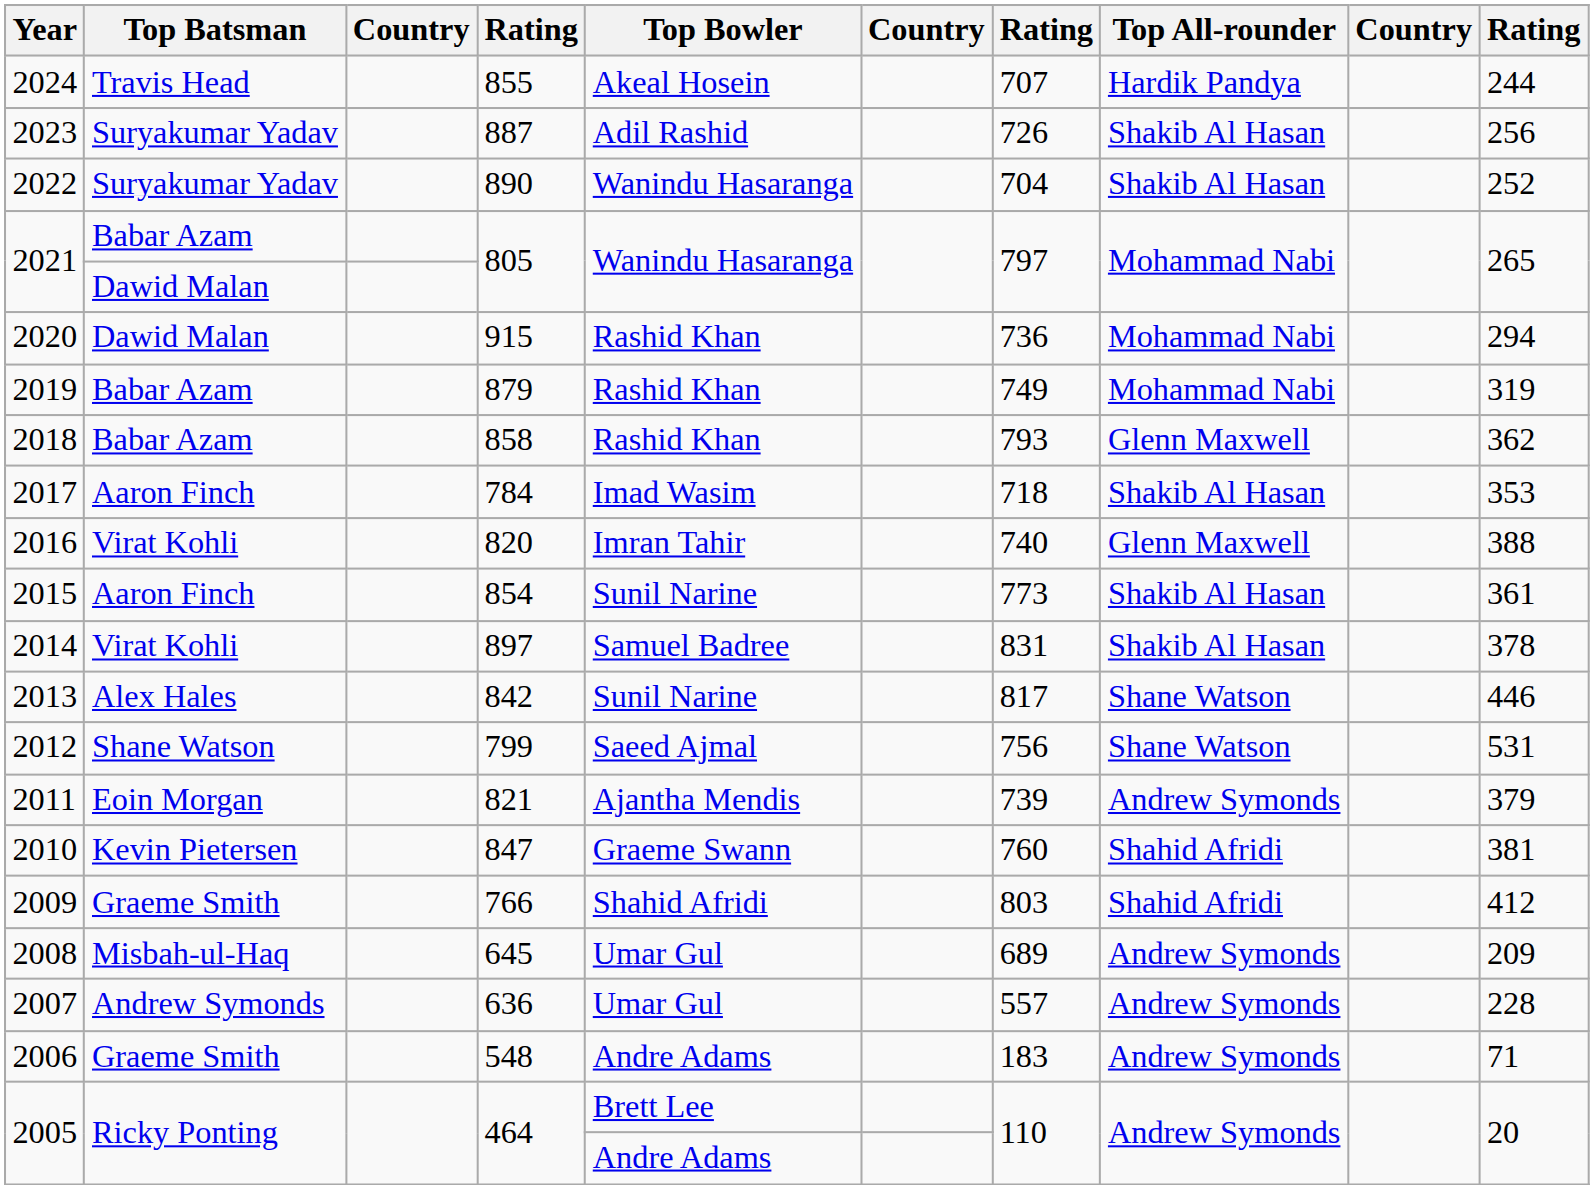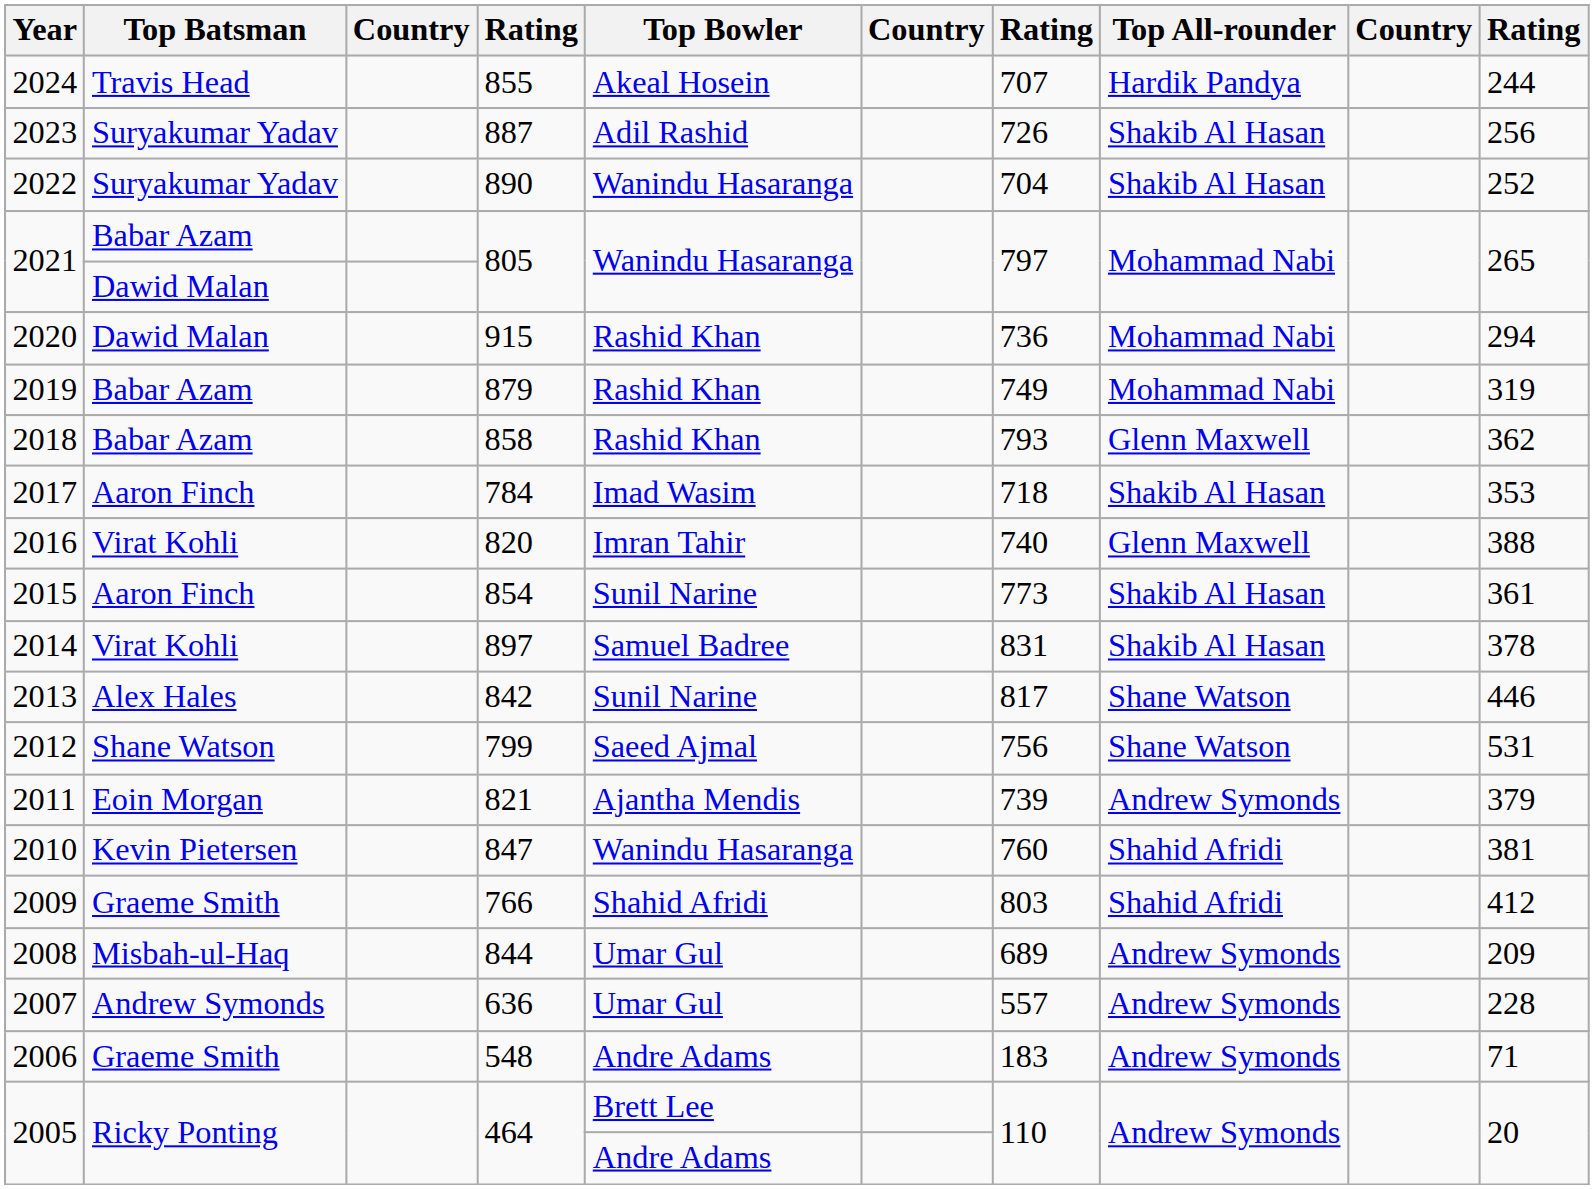(692, 850) Graeme Swann -> (723, 850) Wanindu Hasaranga
(509, 952) 645 -> (509, 952) 844
